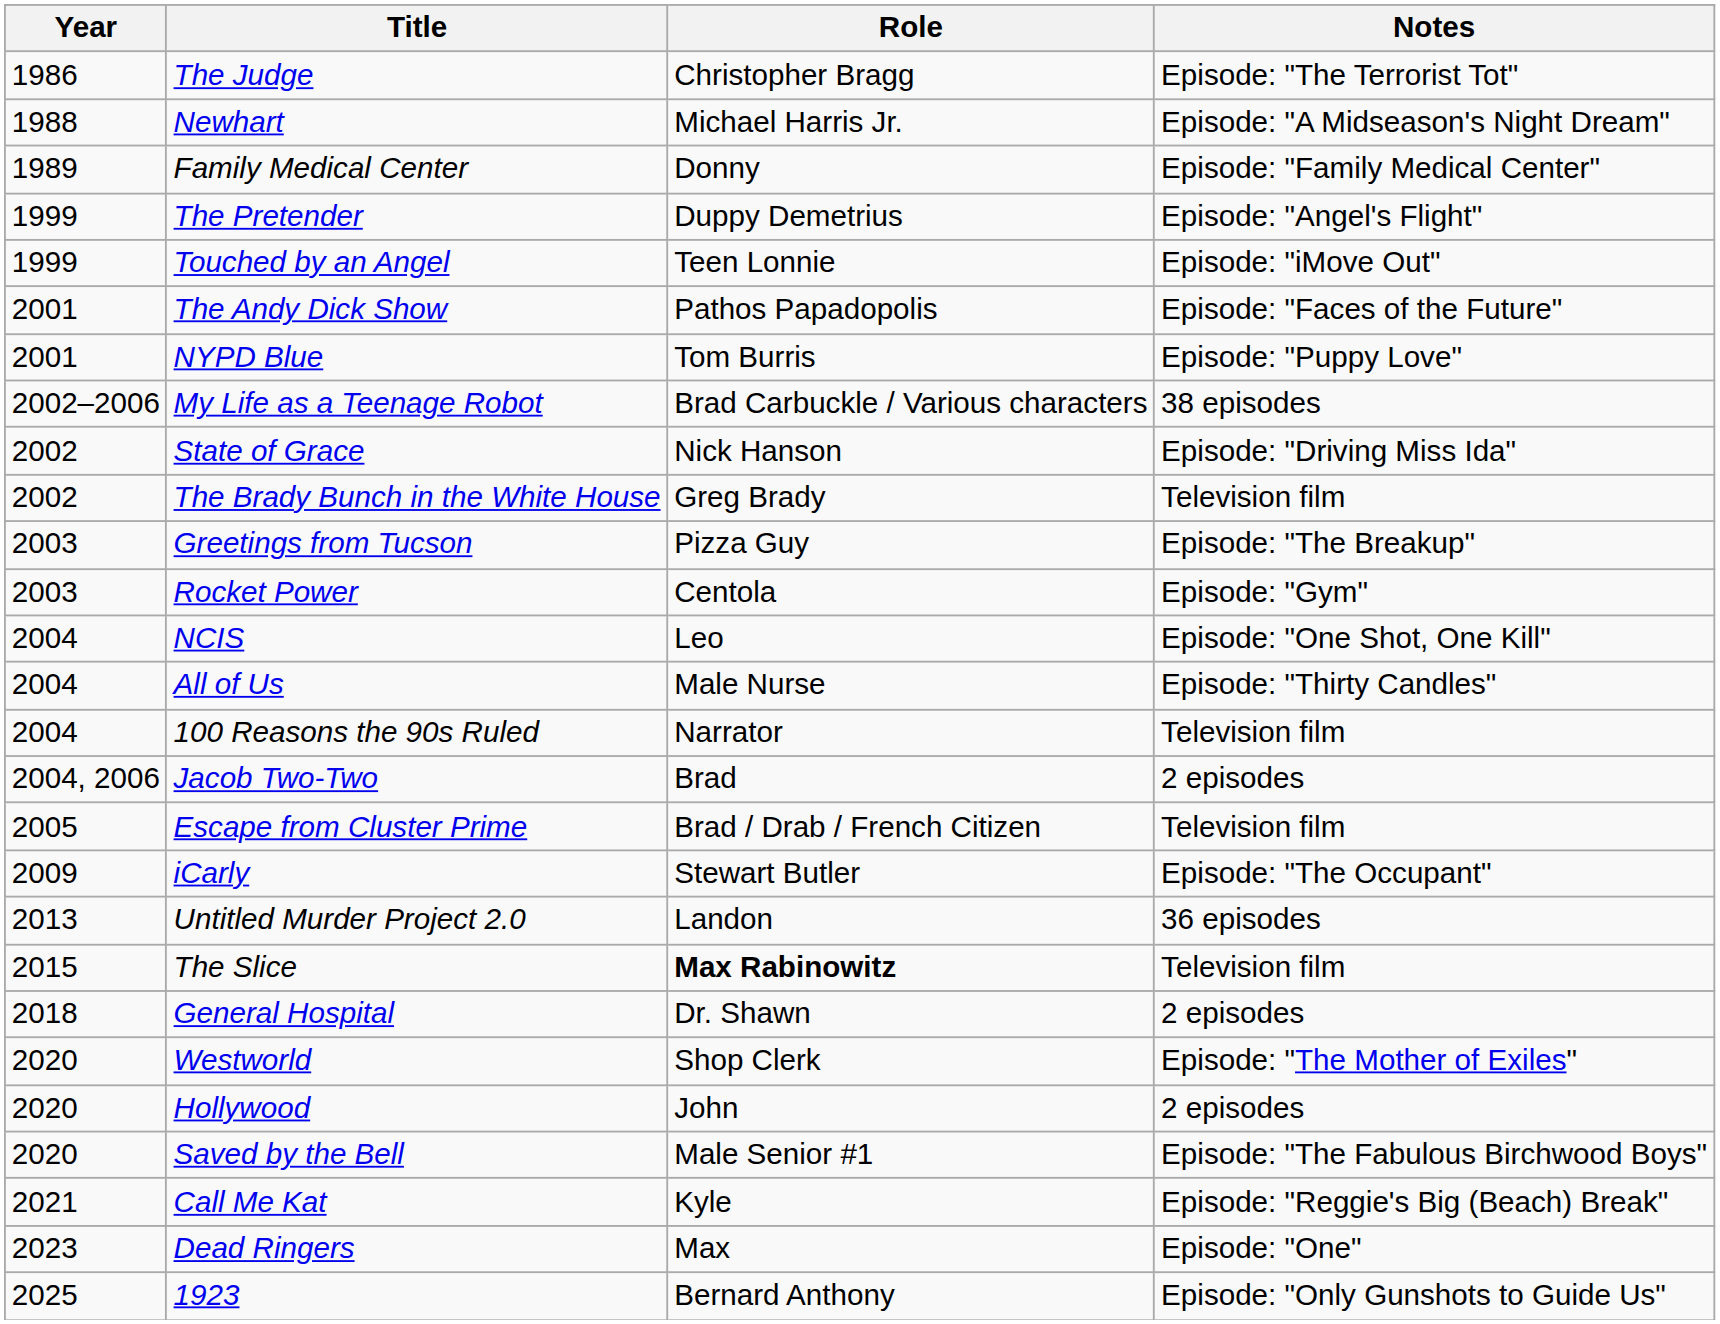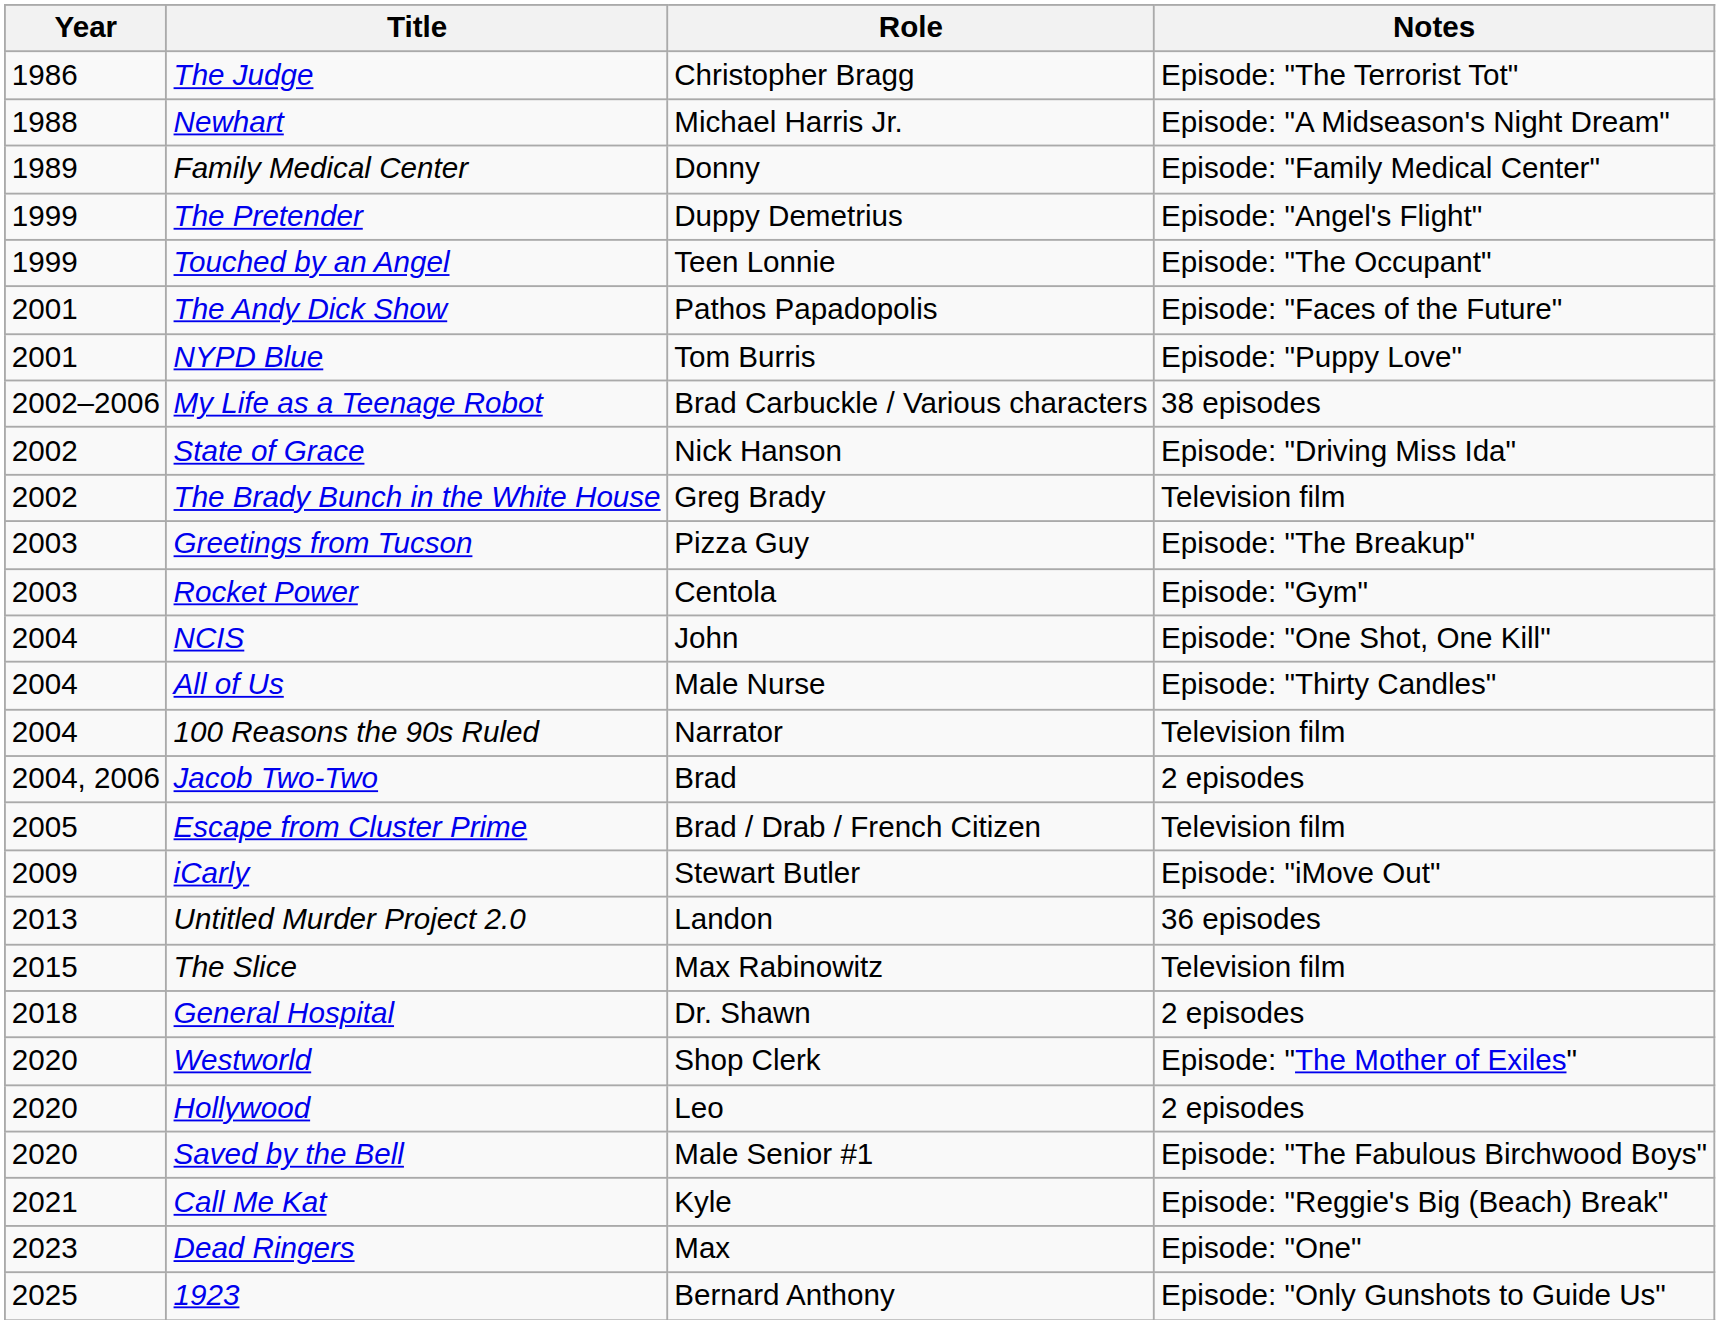(1301, 262) Episode: "iMove Out" -> (1326, 262) Episode: "The Occupant"
(699, 638) Leo -> (706, 638) John
(1326, 872) Episode: "The Occupant" -> (1301, 872) Episode: "iMove Out"
(785, 966) bold -> (779, 966) normal
(706, 1107) John -> (699, 1107) Leo
